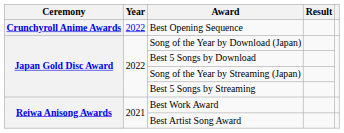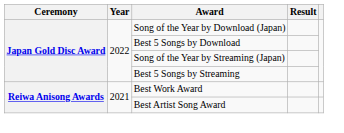- row: (196, 27)
